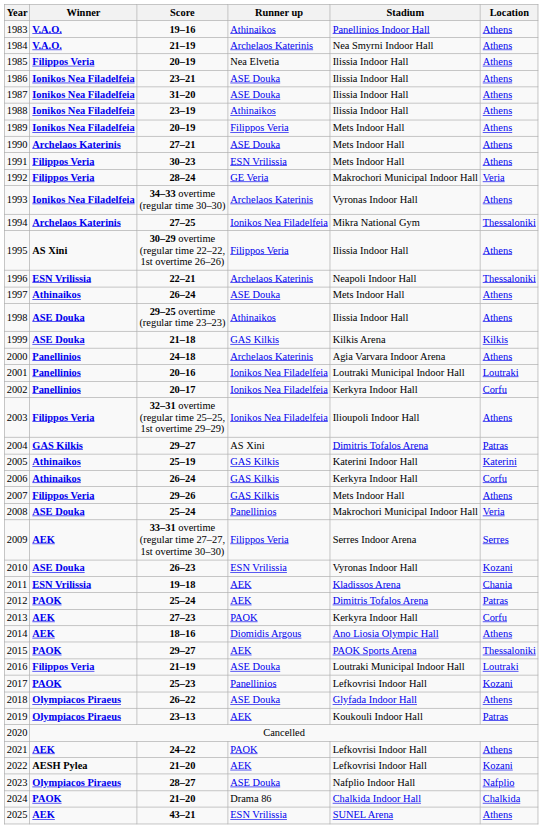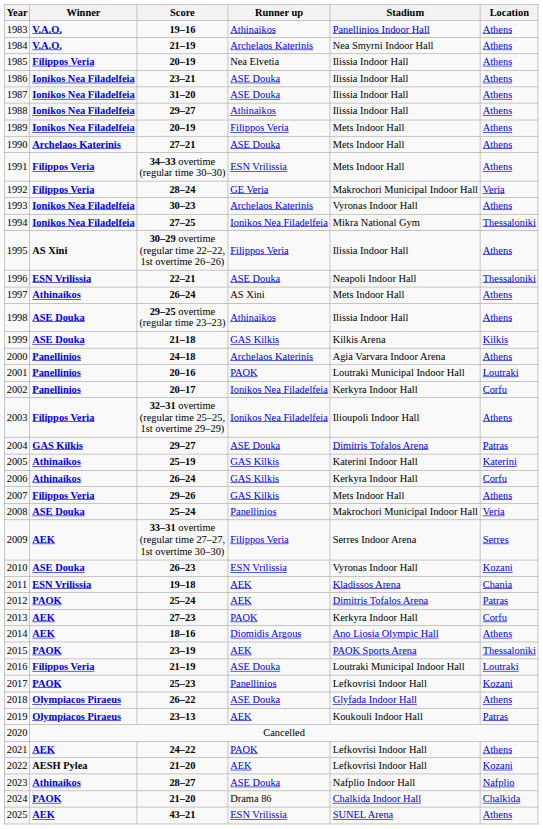(182, 111) 23–19 -> (182, 111) 29–27
(182, 161) 30–23 -> (182, 167) 34–33 overtime (regular time 30–30)
(182, 200) 34–33 overtime (regular time 30–30) -> (182, 205) 30–23
(77, 222) Archelaos Katerinis -> (83, 222) Ionikos Nea Filadelfeia
(272, 278) Archelaos Katerinis -> (255, 278) ASE Douka
(255, 295) ASE Douka -> (247, 295) AS Xini
(279, 372) Ionikos Nea Filadelfeia -> (244, 372) PAOK
(247, 445) AS Xini -> (255, 445) ASE Douka
(182, 650) 29–27 -> (182, 650) 23–19
(77, 782) Olympiacos Piraeus -> (57, 782) Athinaikos
